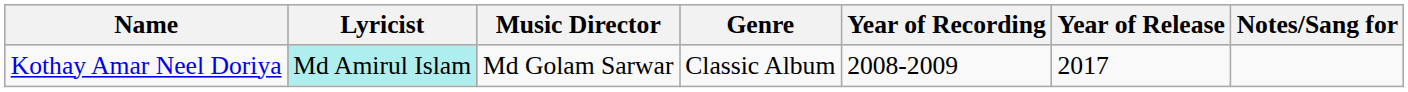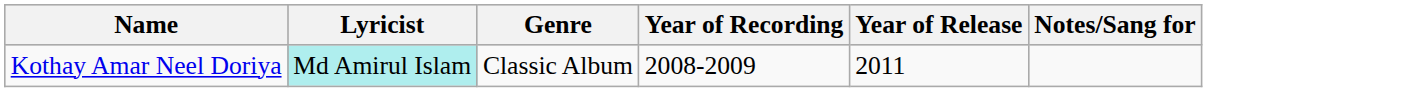- column: (578, 24)
(1083, 65) 2017 -> (880, 65) 2011
